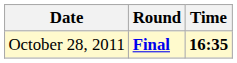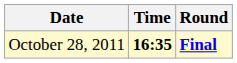columns swapped: (209, 17) <-> (157, 17)
